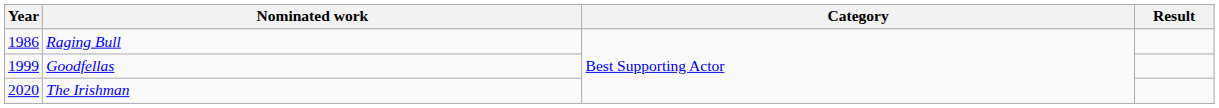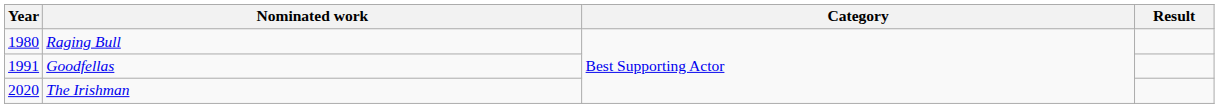(24, 41) 1986 -> (24, 41) 1980
(24, 66) 1999 -> (24, 66) 1991
